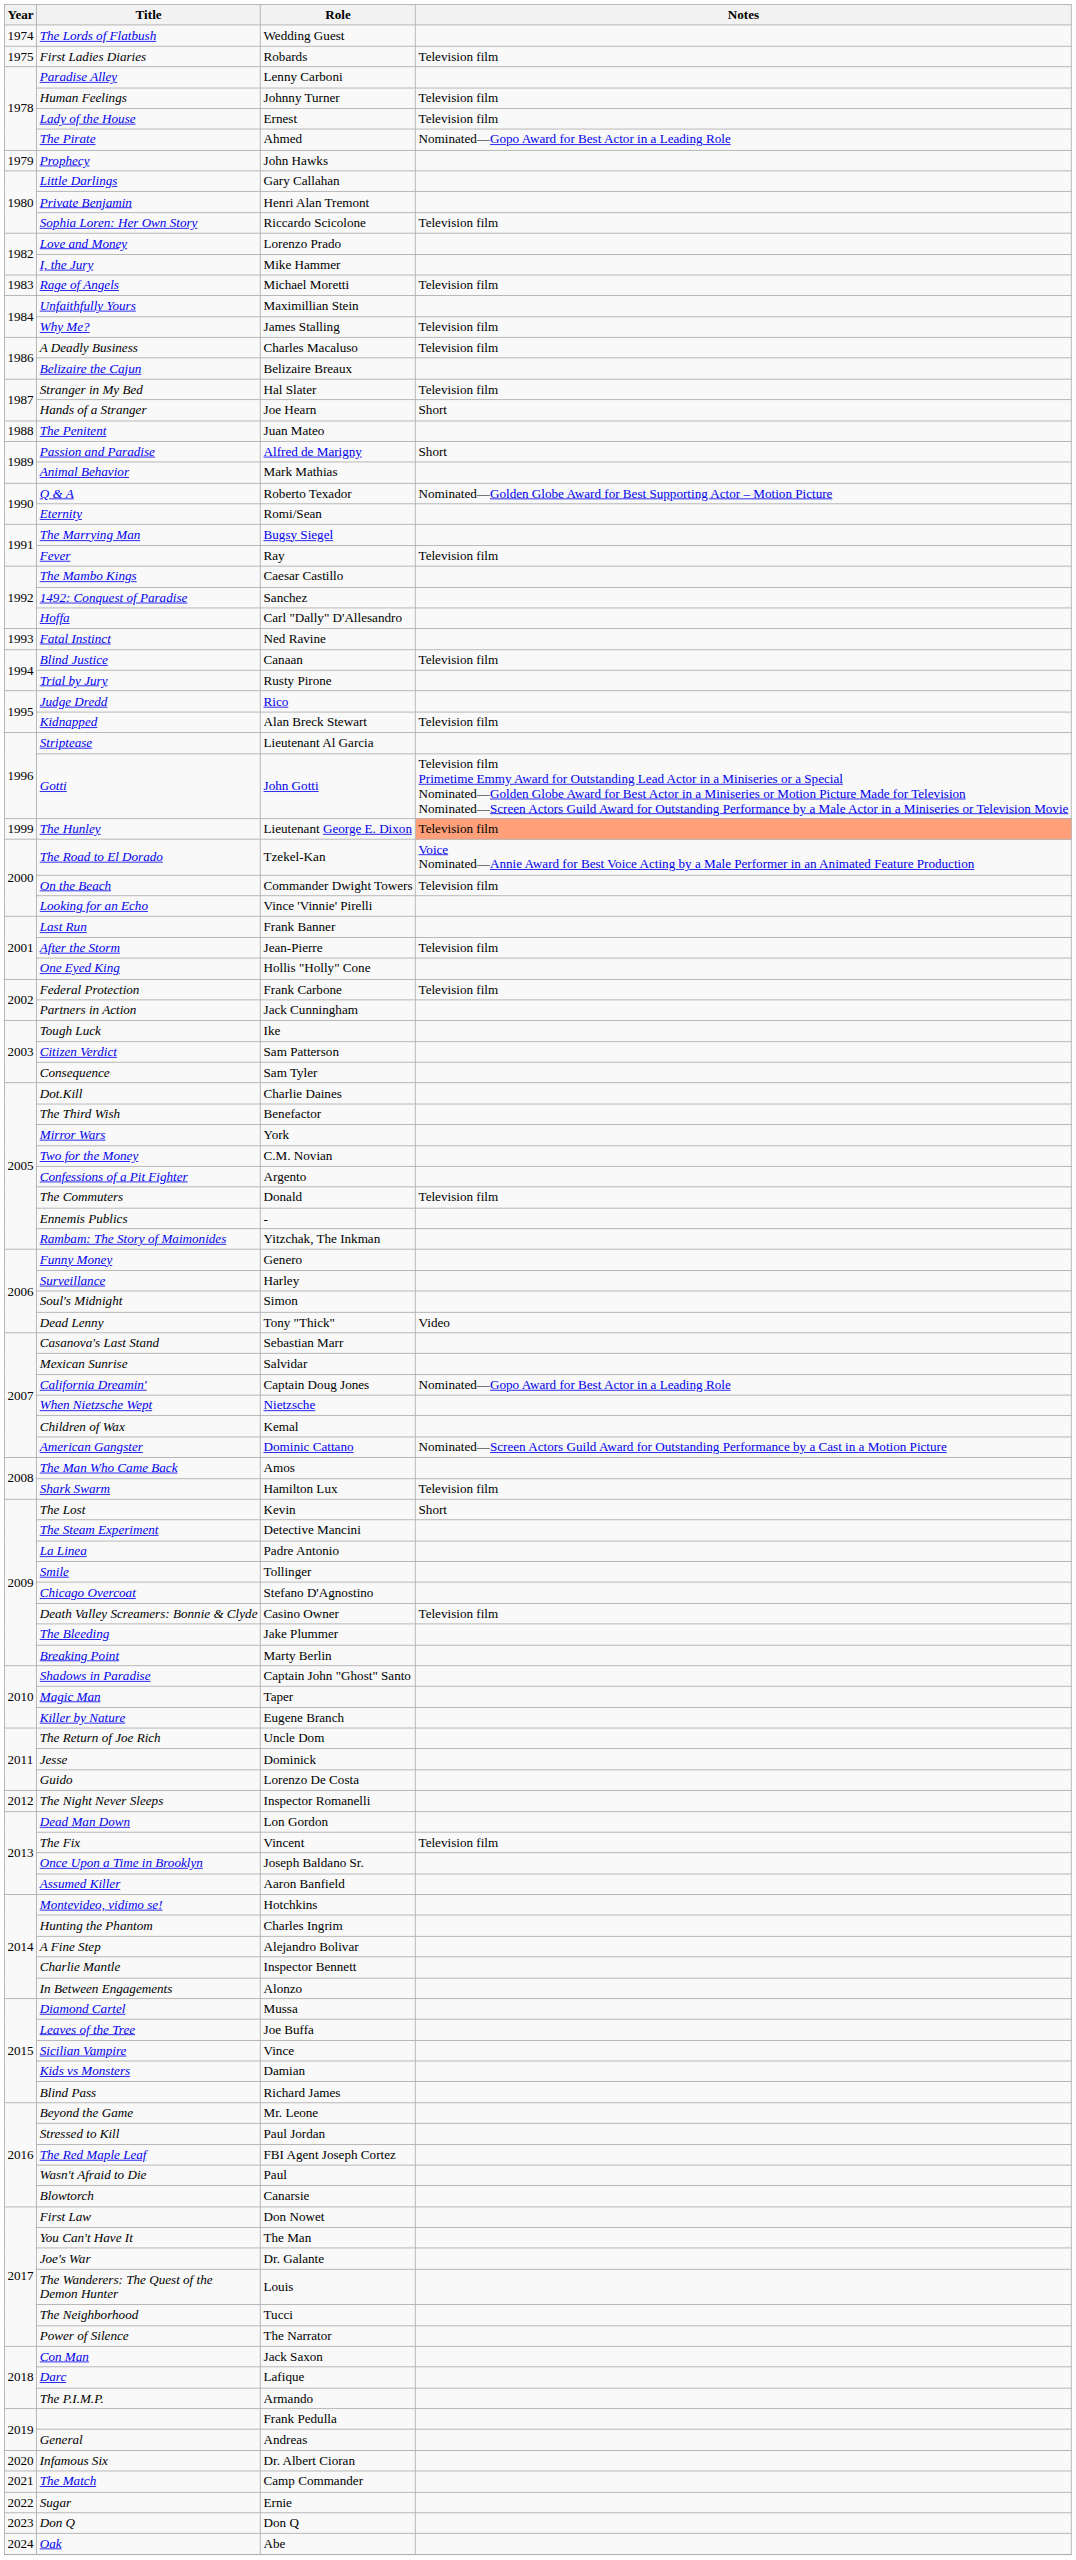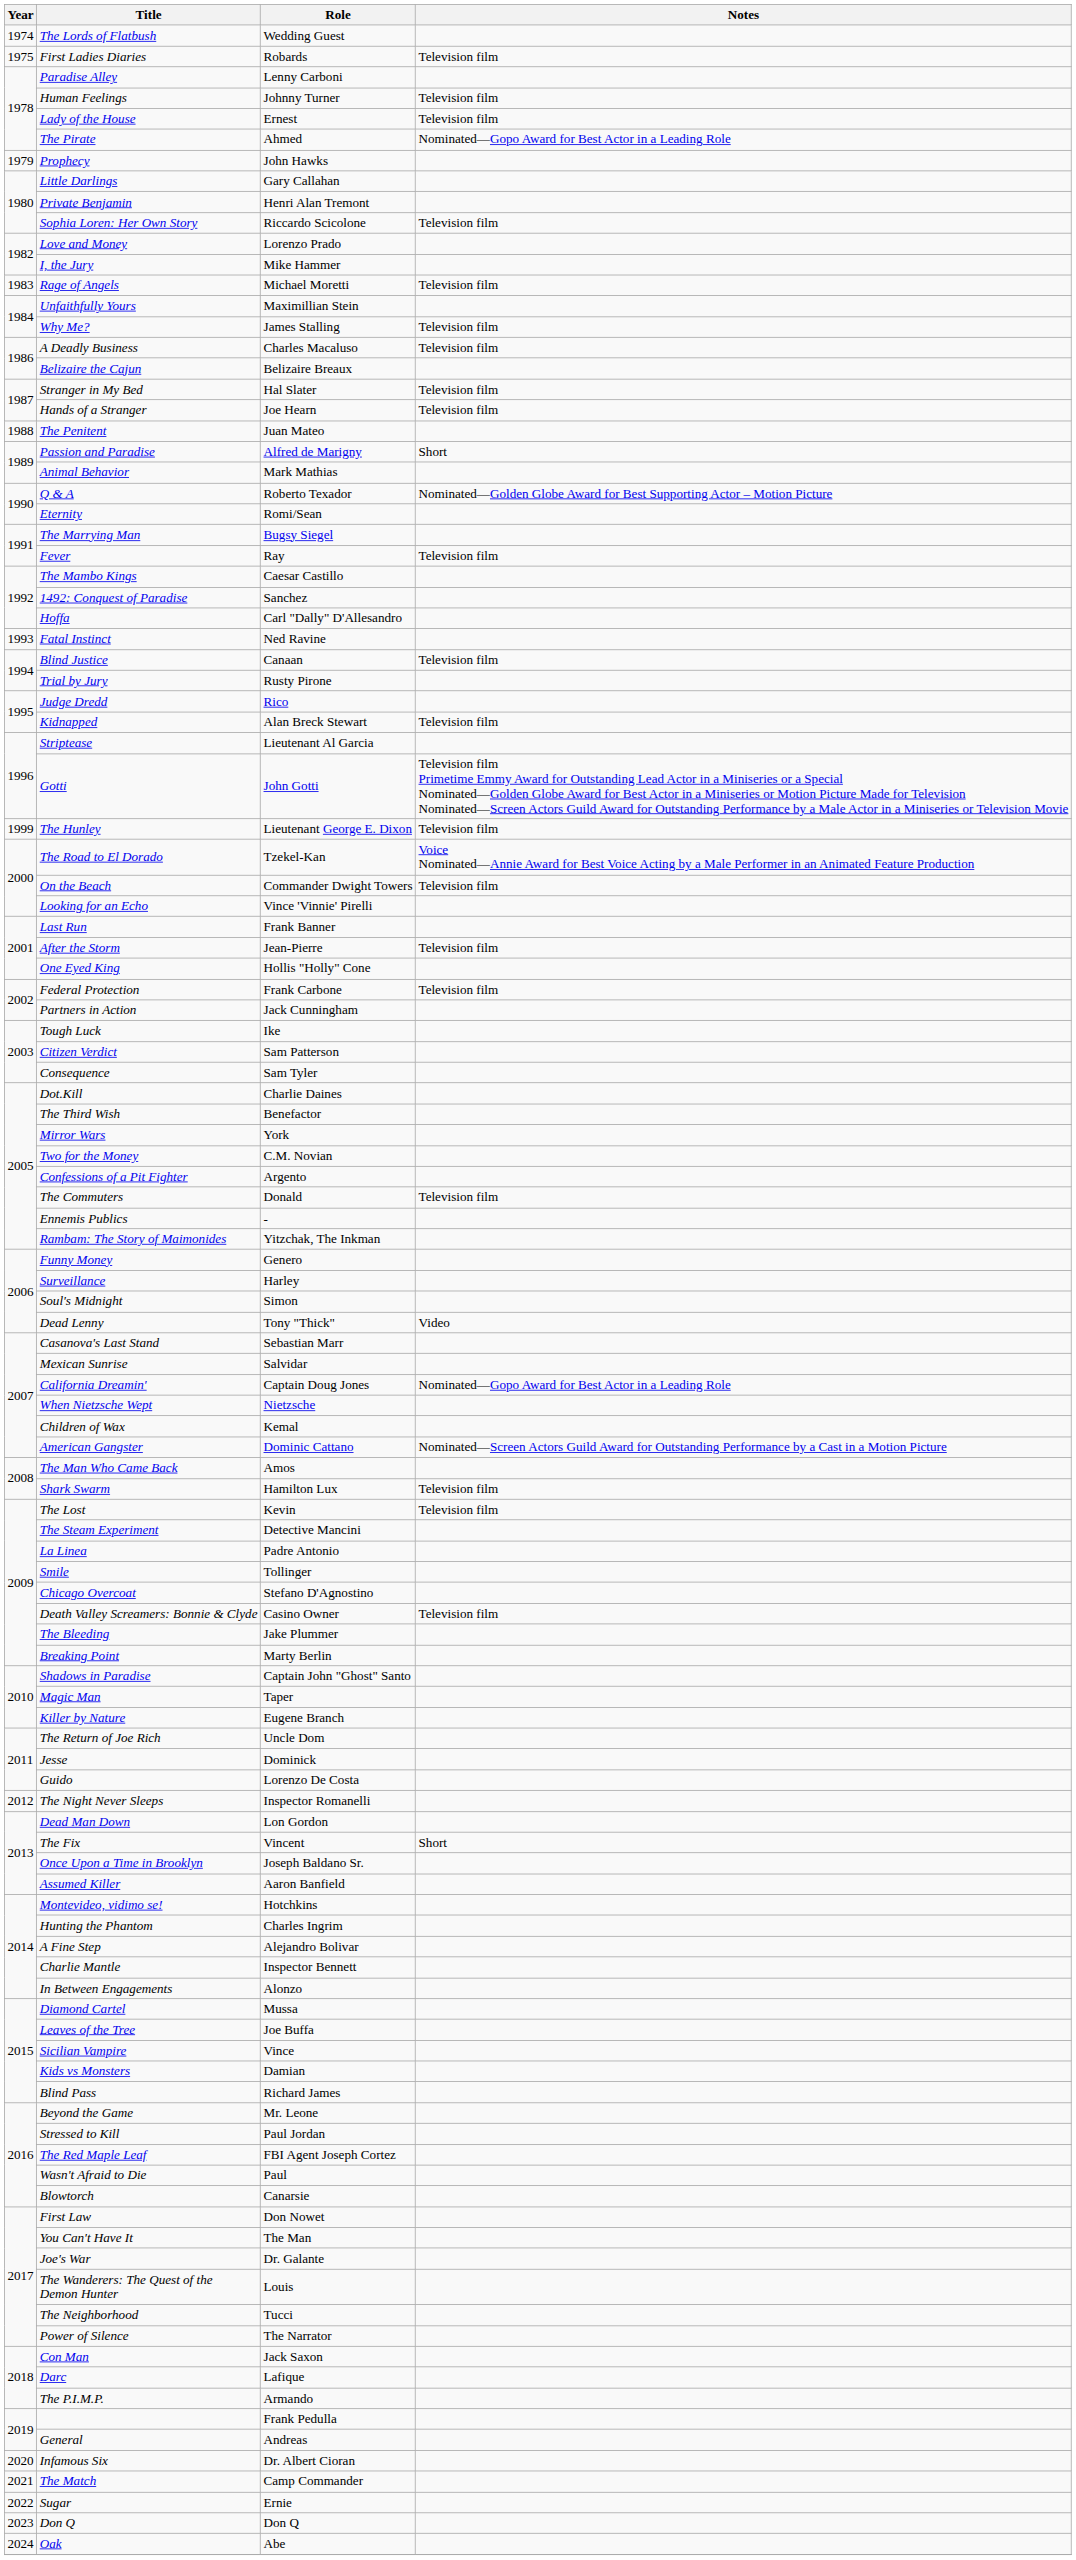(433, 410) Short -> (458, 410) Television film
(458, 829) lightsalmon background -> (458, 829) no background
(433, 1509) Short -> (458, 1509) Television film
(458, 1842) Television film -> (433, 1842) Short
